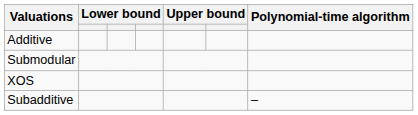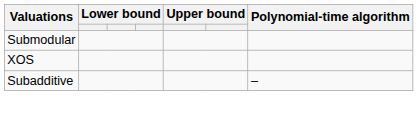- row: (30, 40)
